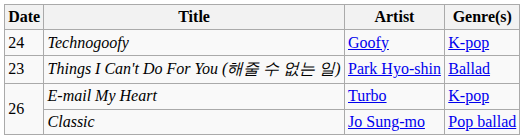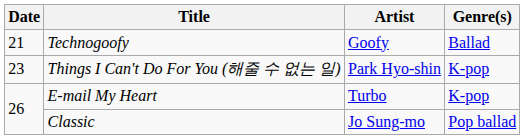(16, 42) 24 -> (16, 42) 21
(469, 42) K-pop -> (469, 42) Ballad
(469, 69) Ballad -> (469, 69) K-pop
